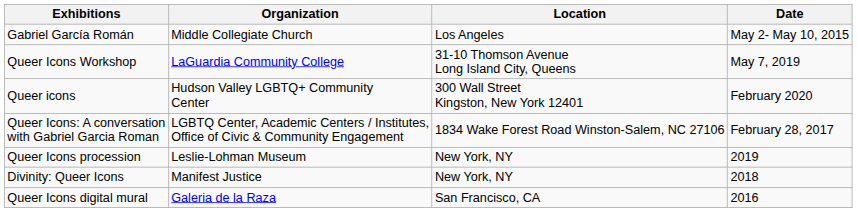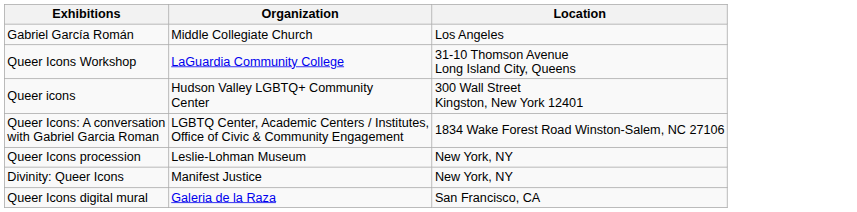- column: (790, 14)
